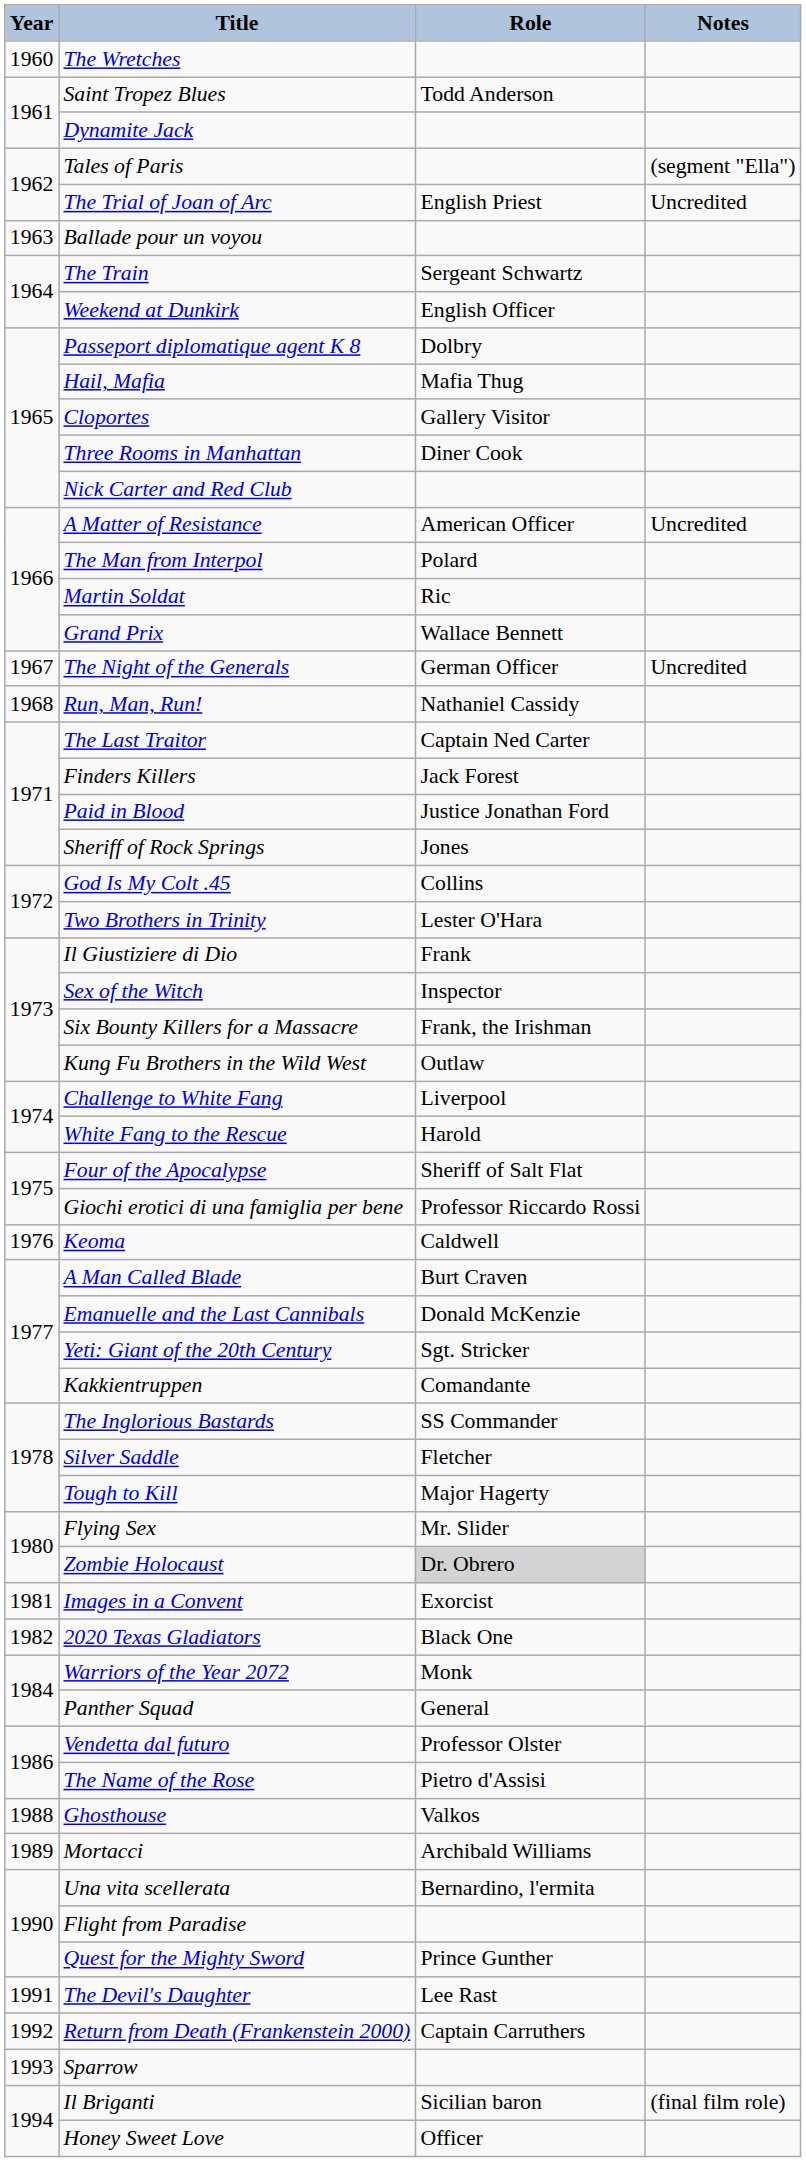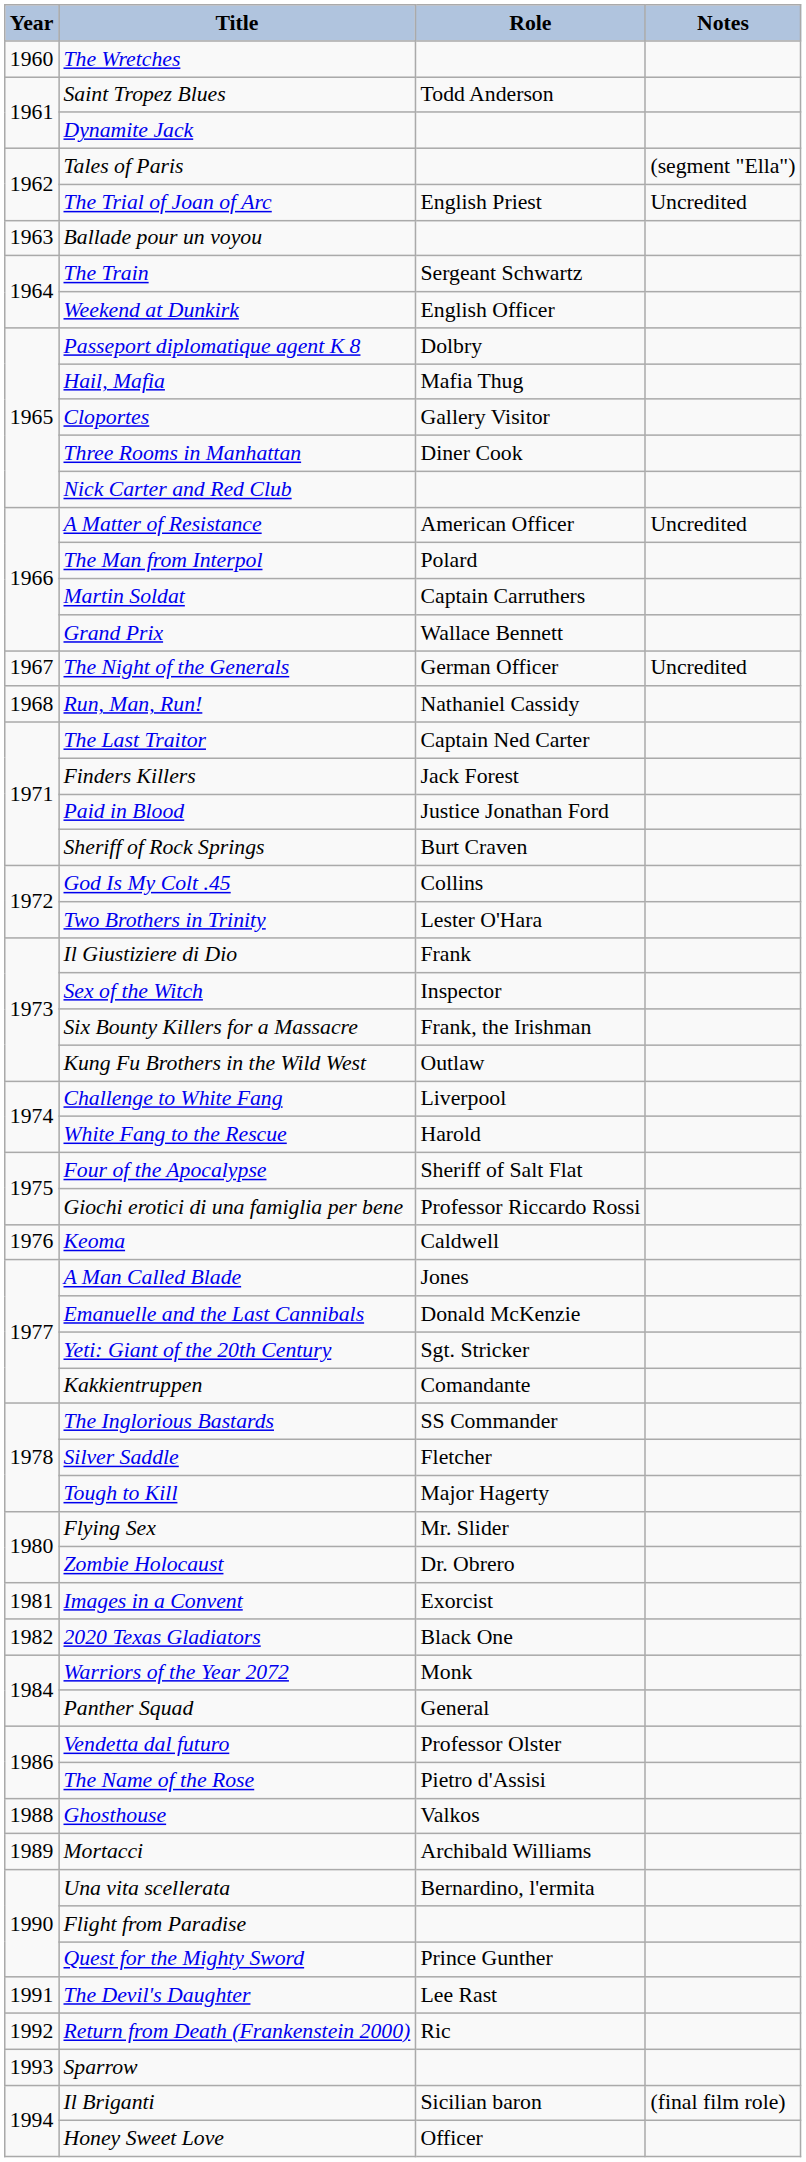(436, 596) Ric -> (503, 596) Captain Carruthers
(445, 847) Jones -> (474, 847) Burt Craven
(474, 1278) Burt Craven -> (445, 1278) Jones
(468, 1564) lightgrey background -> (468, 1564) no background
(503, 2031) Captain Carruthers -> (436, 2031) Ric
